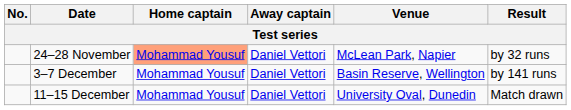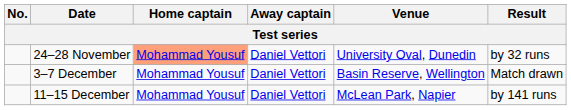(396, 54) McLean Park, Napier -> (406, 54) University Oval, Dunedin
(524, 74) by 141 runs -> (527, 74) Match drawn
(406, 94) University Oval, Dunedin -> (396, 94) McLean Park, Napier
(527, 94) Match drawn -> (524, 94) by 141 runs
